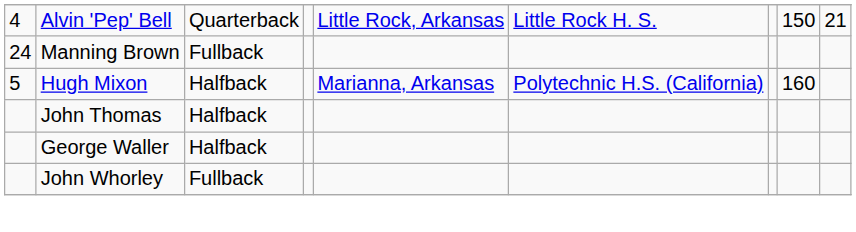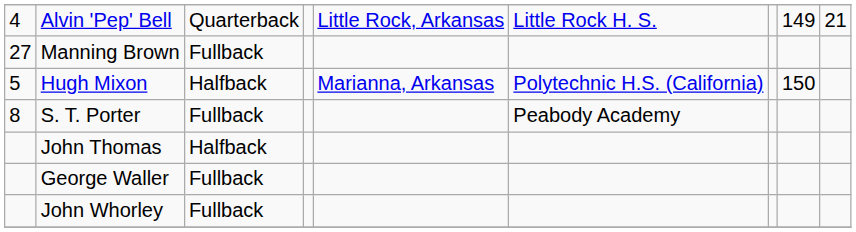(799, 20) 150 -> (799, 20) 149
(20, 52) 24 -> (20, 52) 27
(799, 83) 160 -> (799, 83) 150
+ row: (91, 115)
(228, 147) Halfback -> (226, 178) Fullback
